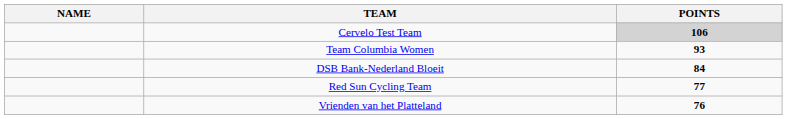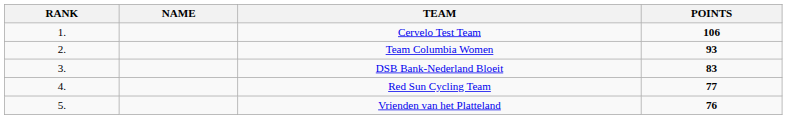+ column: (62, 14)
(699, 32) lightgrey background -> (712, 32) no background
(699, 68) 84 -> (712, 68) 83
